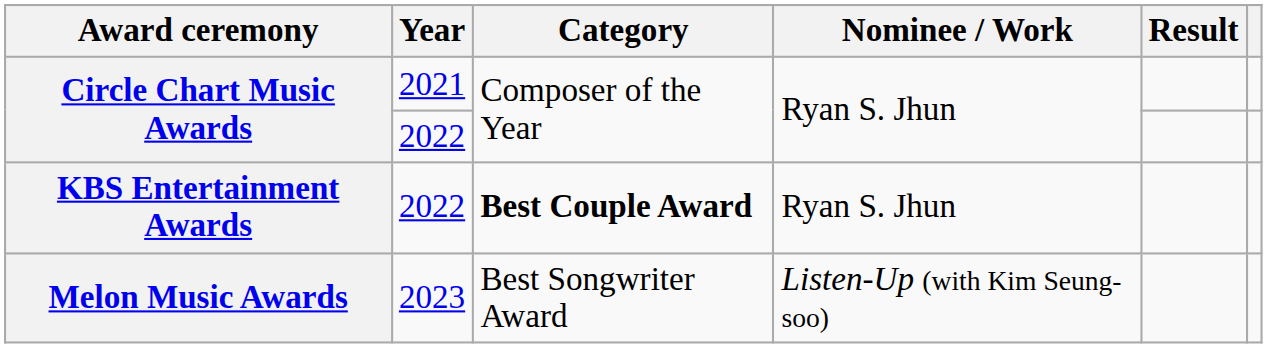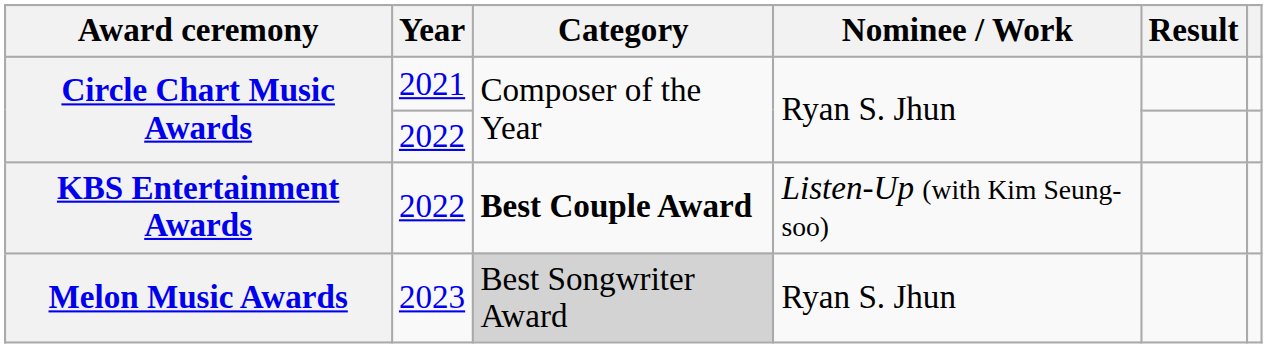(869, 206) Ryan S. Jhun -> (952, 206) Listen-Up (with Kim Seung-soo)
(588, 296) no background -> (588, 296) lightgrey background
(952, 296) Listen-Up (with Kim Seung-soo) -> (869, 296) Ryan S. Jhun
